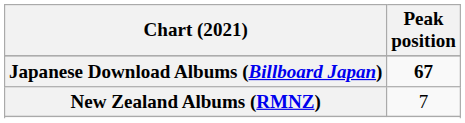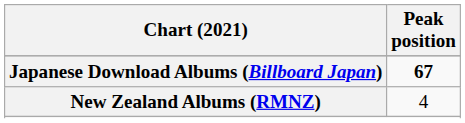(424, 101) 7 -> (424, 101) 4
